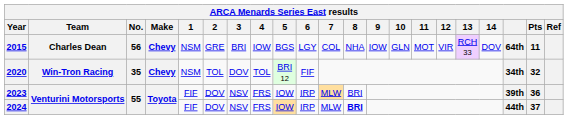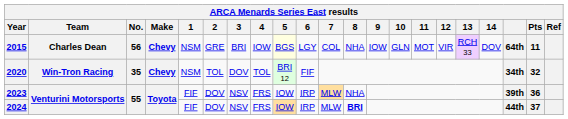(285, 47) no background -> (285, 47) lightyellow background
(355, 92) BRI -> (355, 92) NHA
